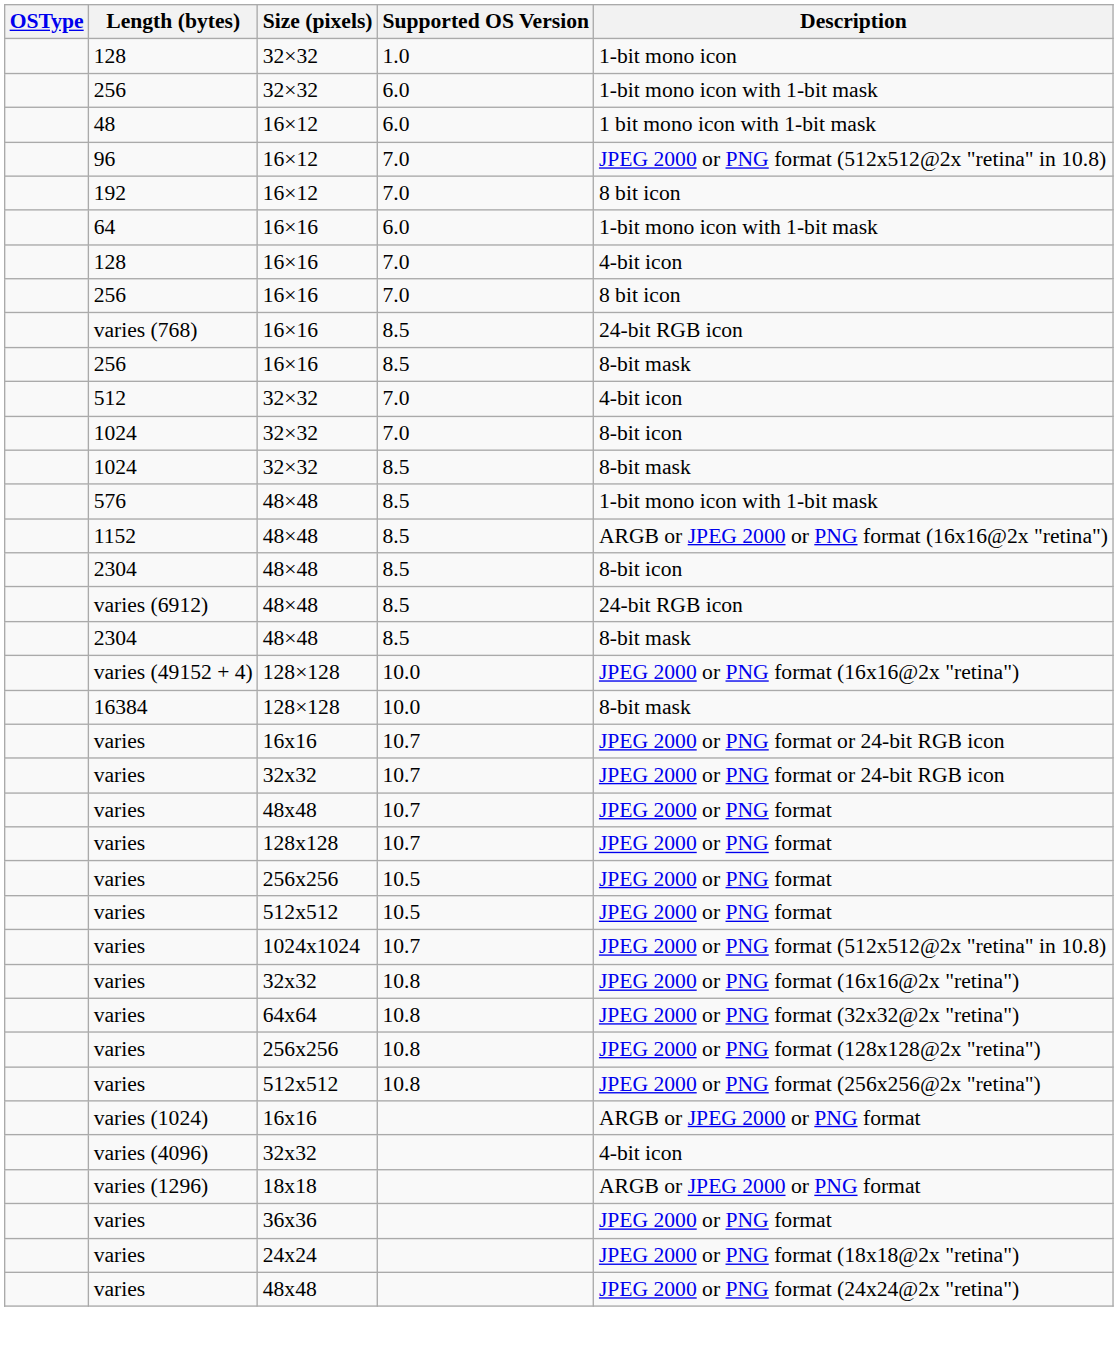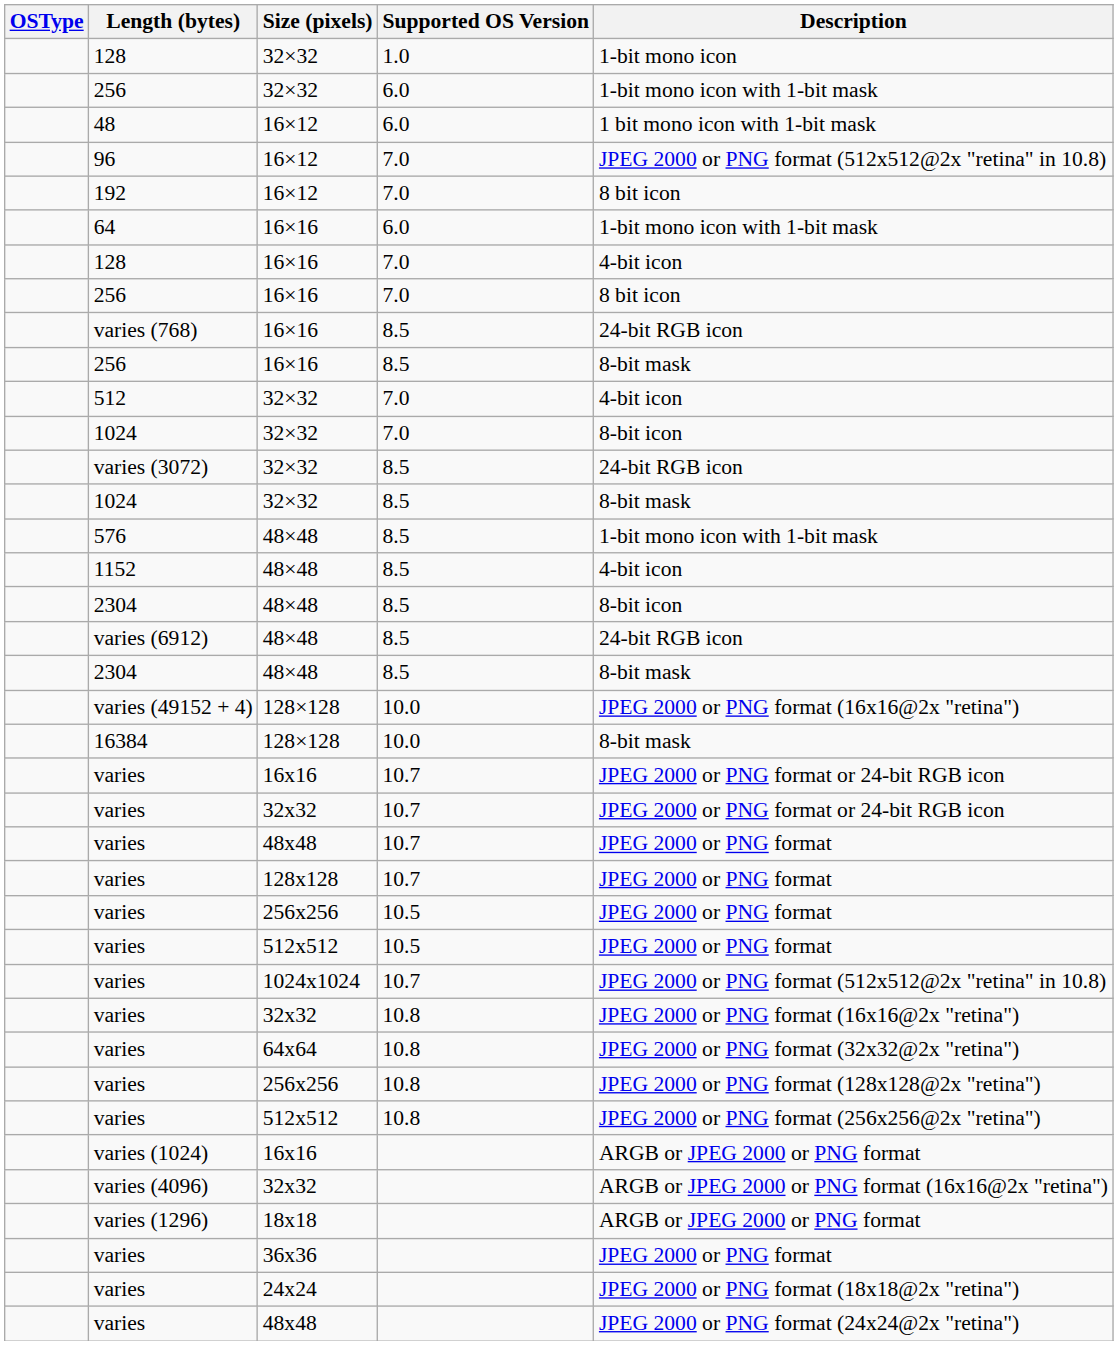+ row: (151, 466)
(853, 535) ARGB or JPEG 2000 or PNG format (16x16@2x "retina") -> (641, 569) 4-bit icon
(641, 1152) 4-bit icon -> (853, 1186) ARGB or JPEG 2000 or PNG format (16x16@2x "retina")
